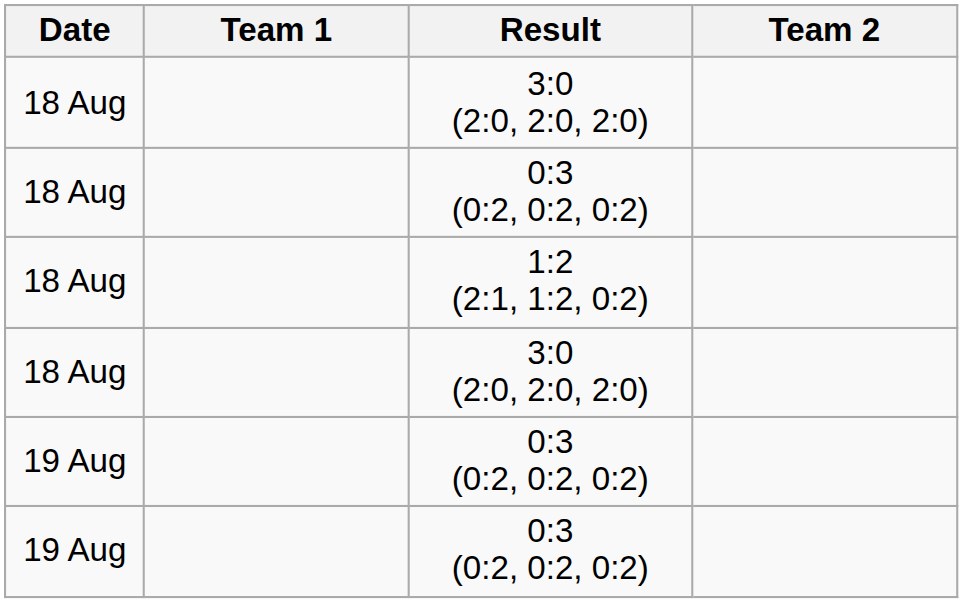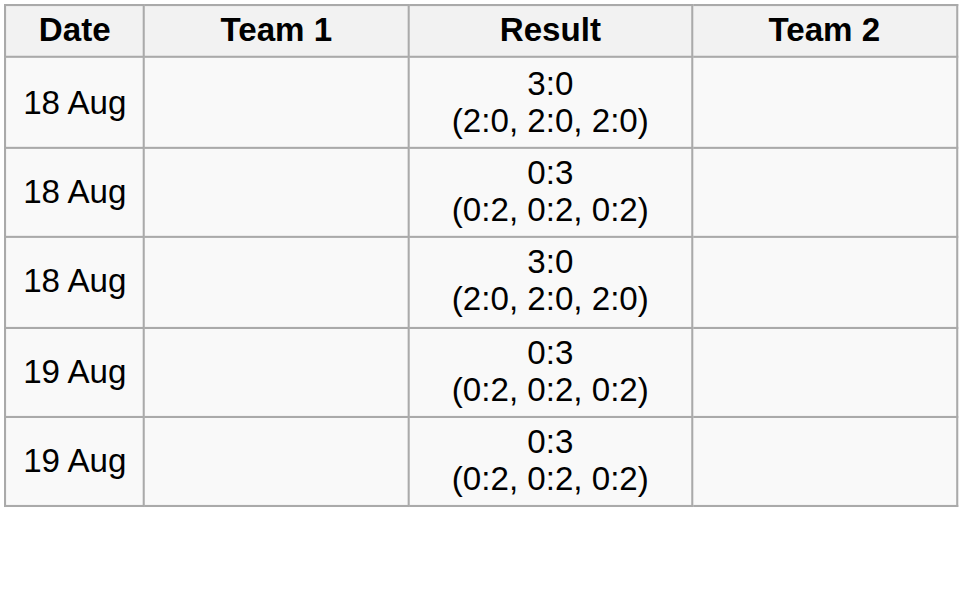- row: (75, 281)
